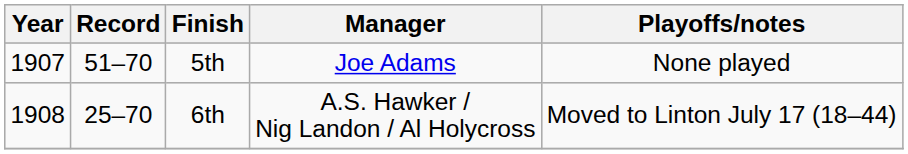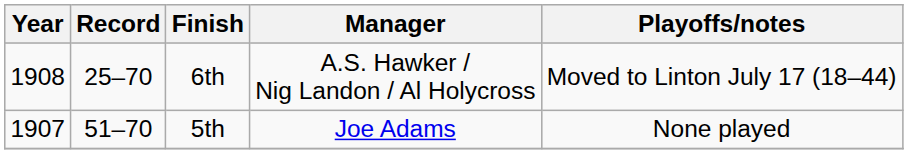rows swapped: (208, 62) <-> (208, 115)
